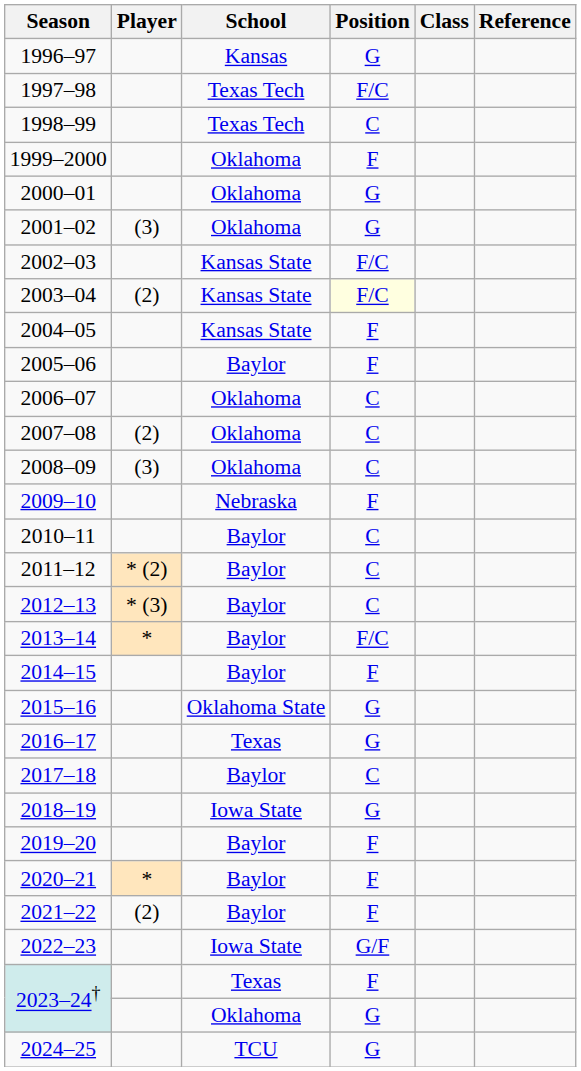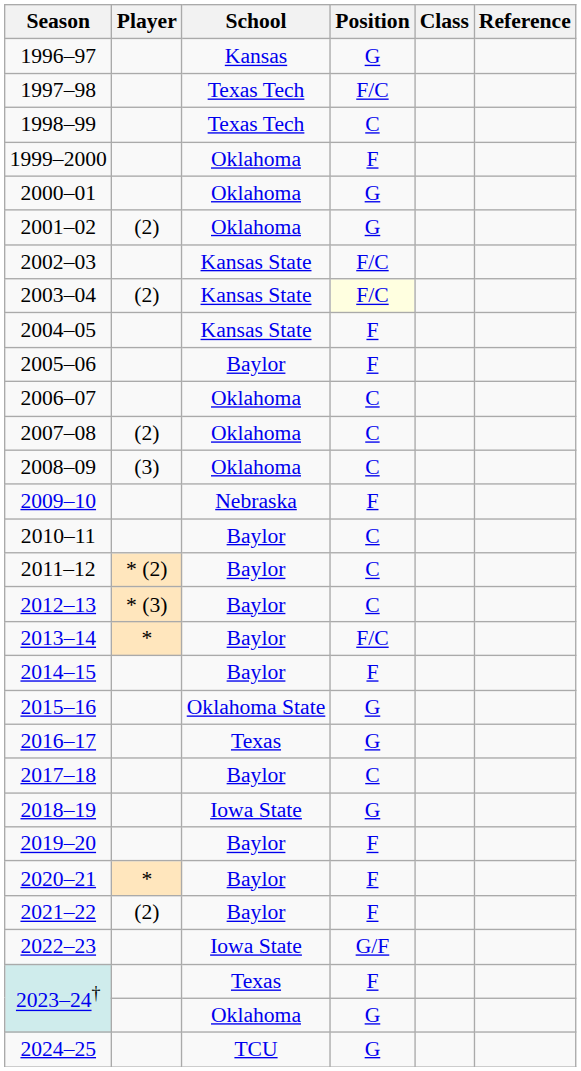(147, 227) (3) -> (147, 227) (2)
